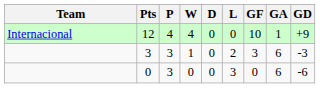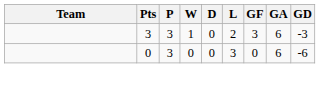- row: (148, 33)
